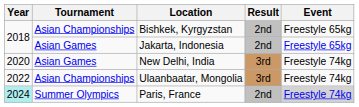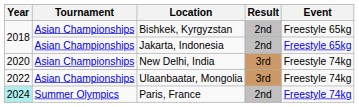(66, 45) Asian Games -> (84, 45) Asian Championships
(66, 62) Asian Games -> (84, 62) Asian Championships
(318, 95) lightgrey background -> (318, 95) no background
